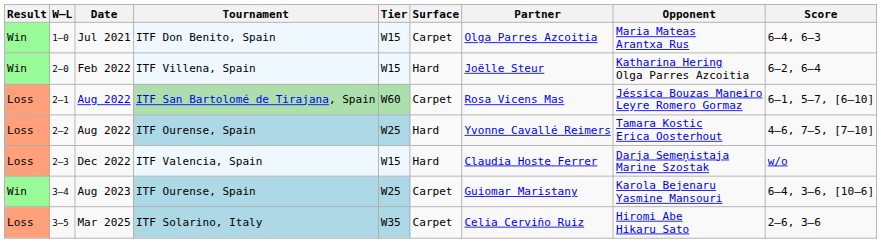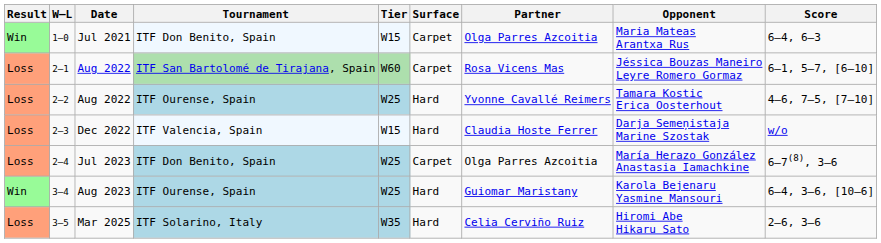- row: (61, 69)
+ row: (61, 162)
(433, 192) Carpet -> (426, 192) Hard
(433, 222) Carpet -> (426, 222) Hard
